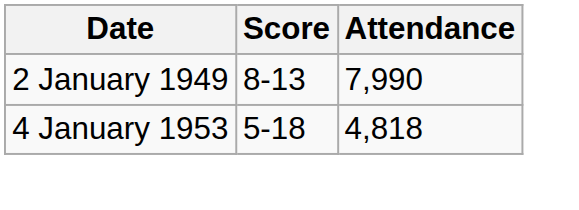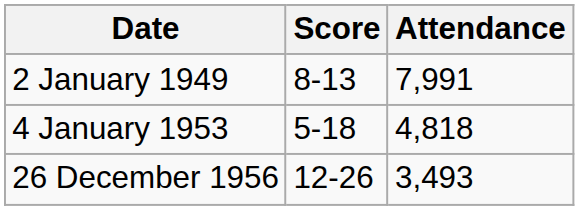(384, 79) 7,990 -> (434, 79) 7,991
+ row: (146, 178)
